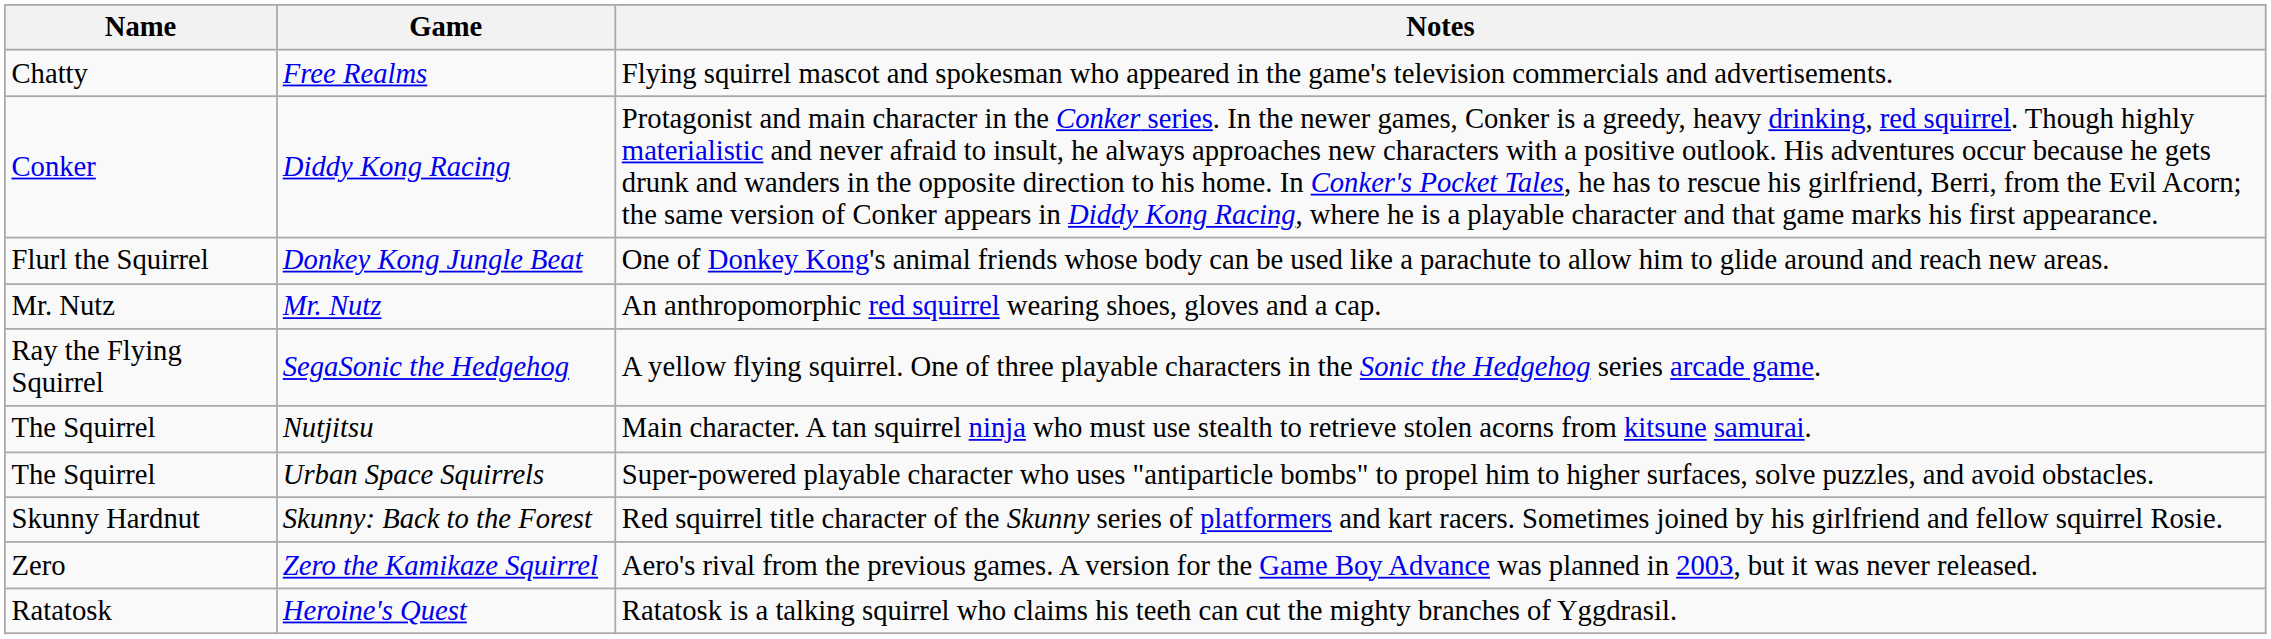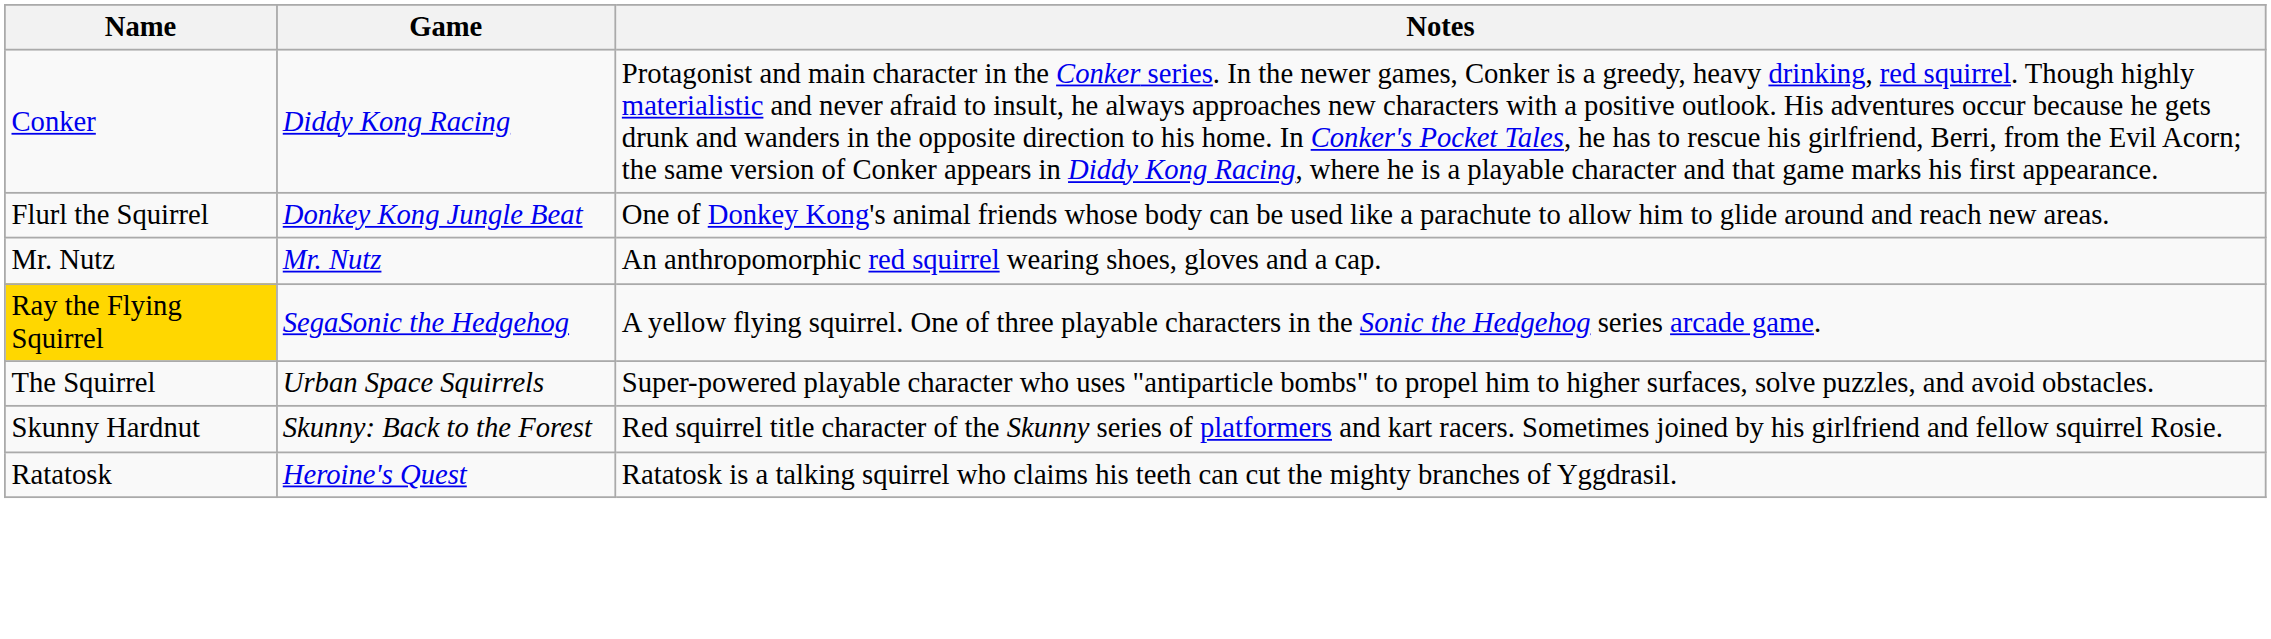- row: (355, 72)
(97, 367) no background -> (97, 321) gold background
- row: (328, 428)
- row: (440, 564)
